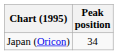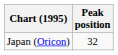(93, 41) 34 -> (93, 41) 32
